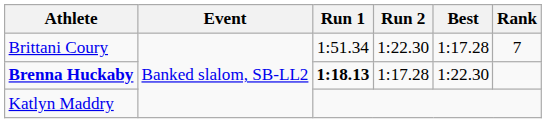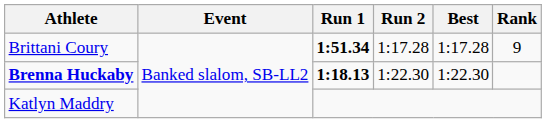(343, 47) normal -> (343, 47) bold
(403, 47) 1:22.30 -> (403, 47) 1:17.28
(517, 47) 7 -> (517, 47) 9
(403, 75) 1:17.28 -> (403, 75) 1:22.30
